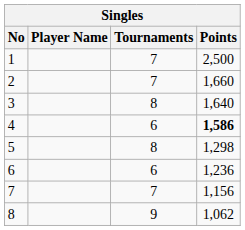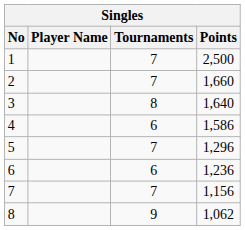(218, 125) bold -> (218, 125) normal
(154, 147) 8 -> (154, 147) 7
(218, 147) 1,298 -> (218, 147) 1,296
